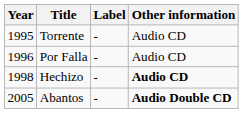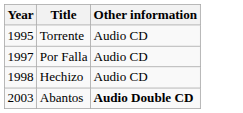- column: (110, 14)
(21, 56) 1996 -> (21, 56) 1997
(160, 77) bold -> (121, 77) normal
(21, 98) 2005 -> (21, 98) 2003
